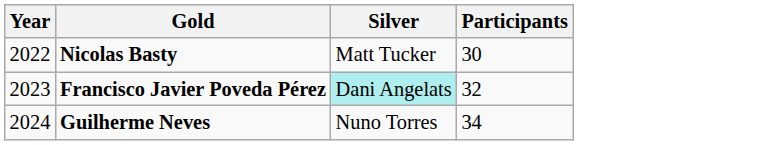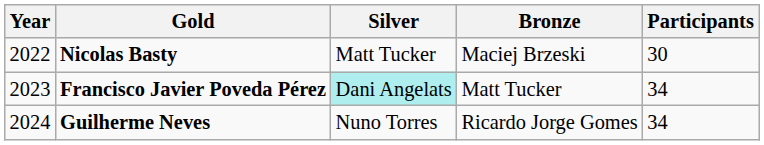+ column: (550, 20)
(472, 88) 32 -> (658, 88) 34
